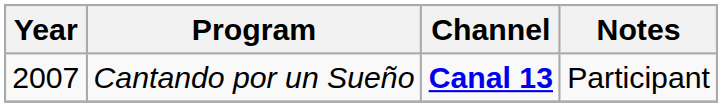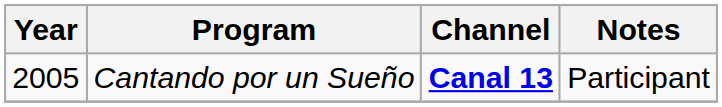(46, 77) 2007 -> (46, 77) 2005
